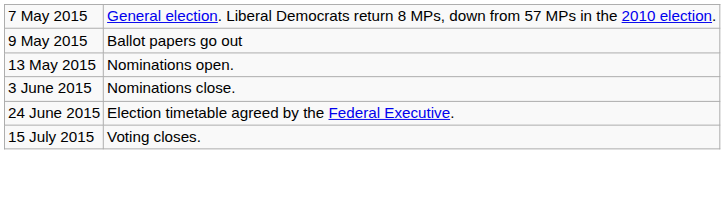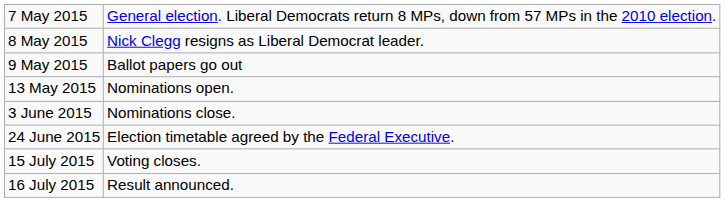+ row: (48, 40)
+ row: (51, 185)
